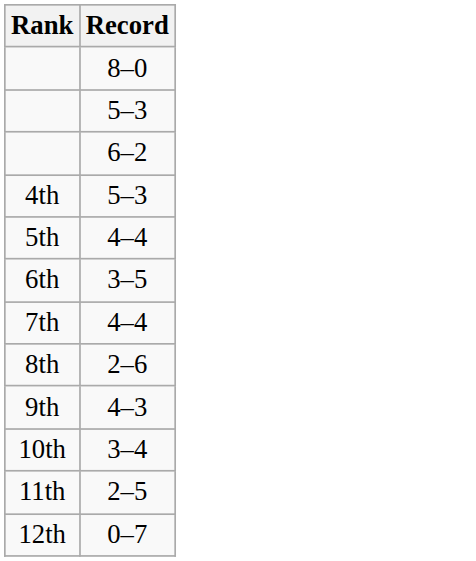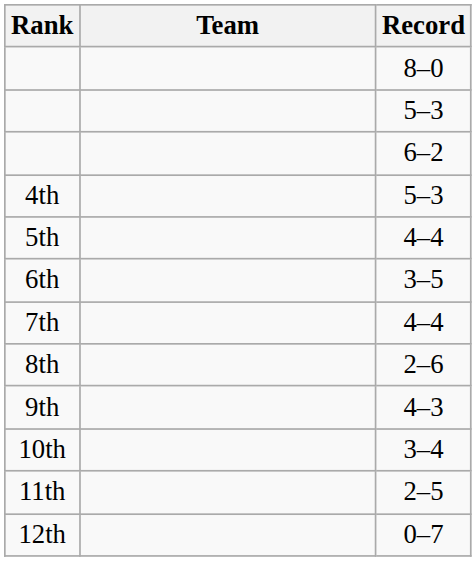+ column: (228, 25)
